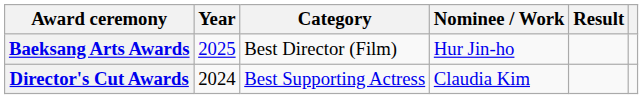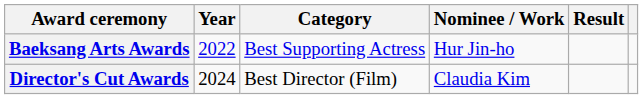(217, 49) 2025 -> (217, 49) 2022
(321, 49) Best Director (Film) -> (335, 49) Best Supporting Actress
(335, 78) Best Supporting Actress -> (321, 78) Best Director (Film)
